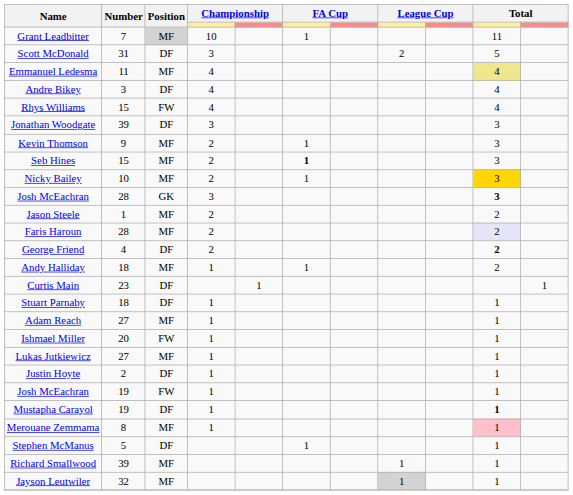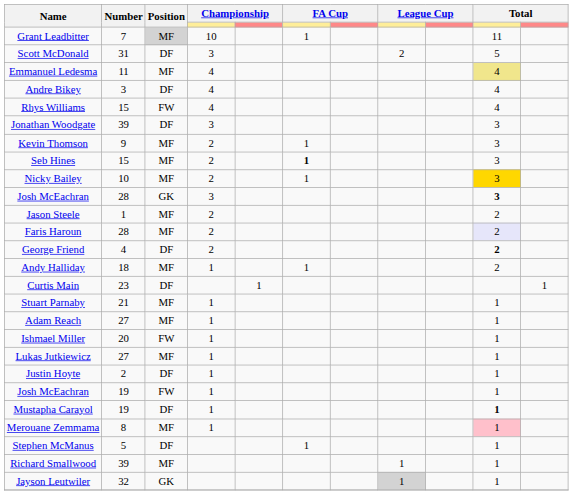(124, 303) 18 -> (124, 303) 21
(166, 303) DF -> (166, 303) MF
(166, 481) MF -> (166, 481) GK
